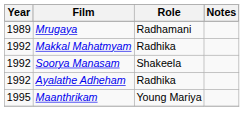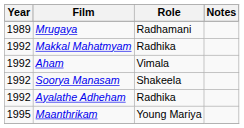+ row: (50, 64)
